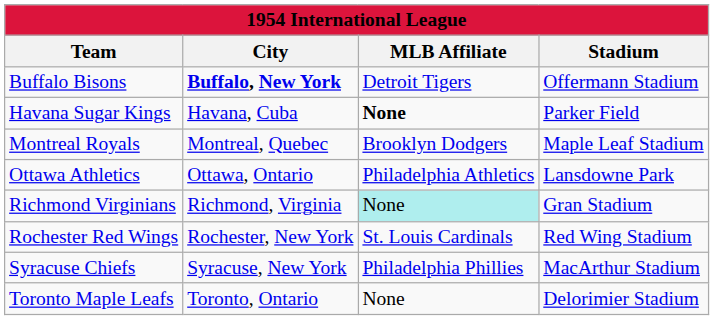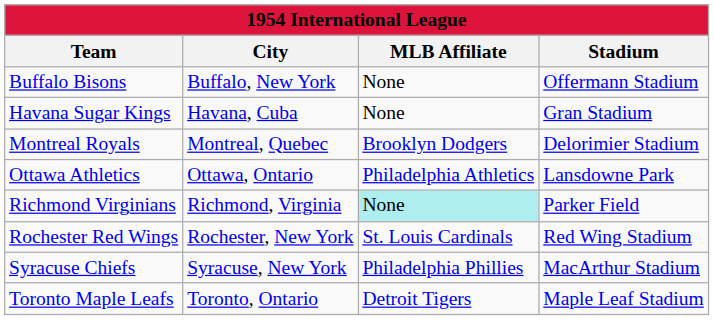(264, 81) bold -> (261, 81) normal
(417, 81) Detroit Tigers -> (384, 81) None
(384, 112) bold -> (384, 112) normal
(591, 112) Parker Field -> (598, 112) Gran Stadium
(624, 143) Maple Leaf Stadium -> (621, 143) Delorimier Stadium
(598, 205) Gran Stadium -> (591, 205) Parker Field
(384, 298) None -> (417, 298) Detroit Tigers
(621, 298) Delorimier Stadium -> (624, 298) Maple Leaf Stadium
